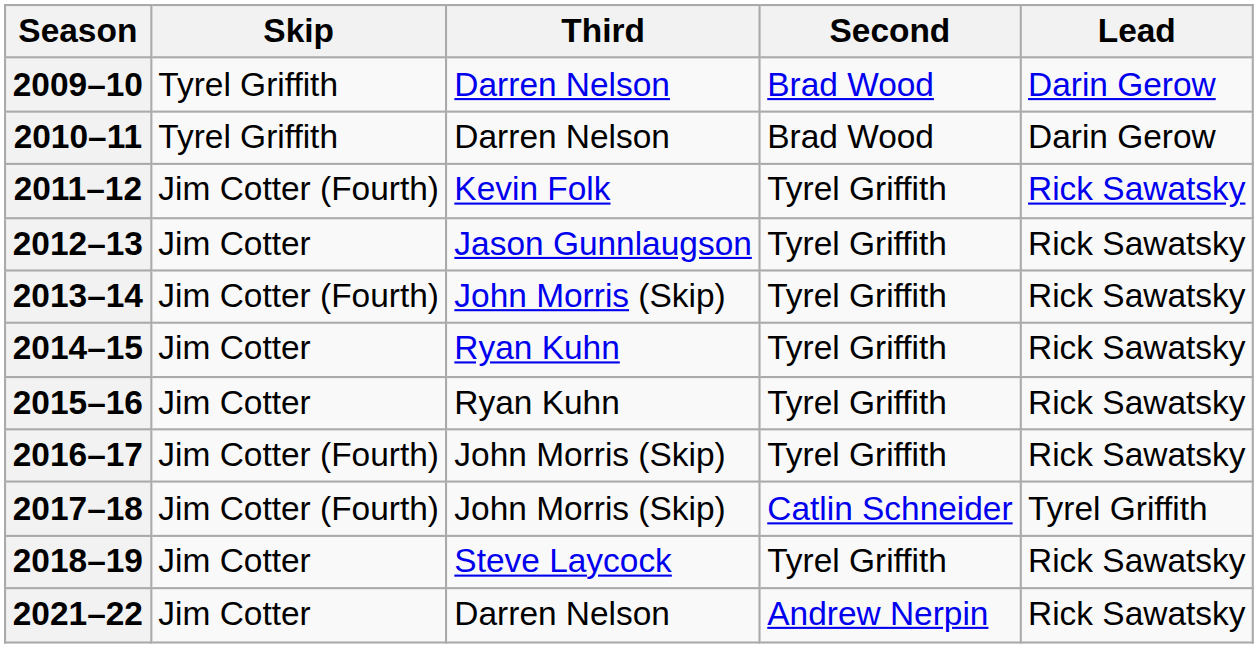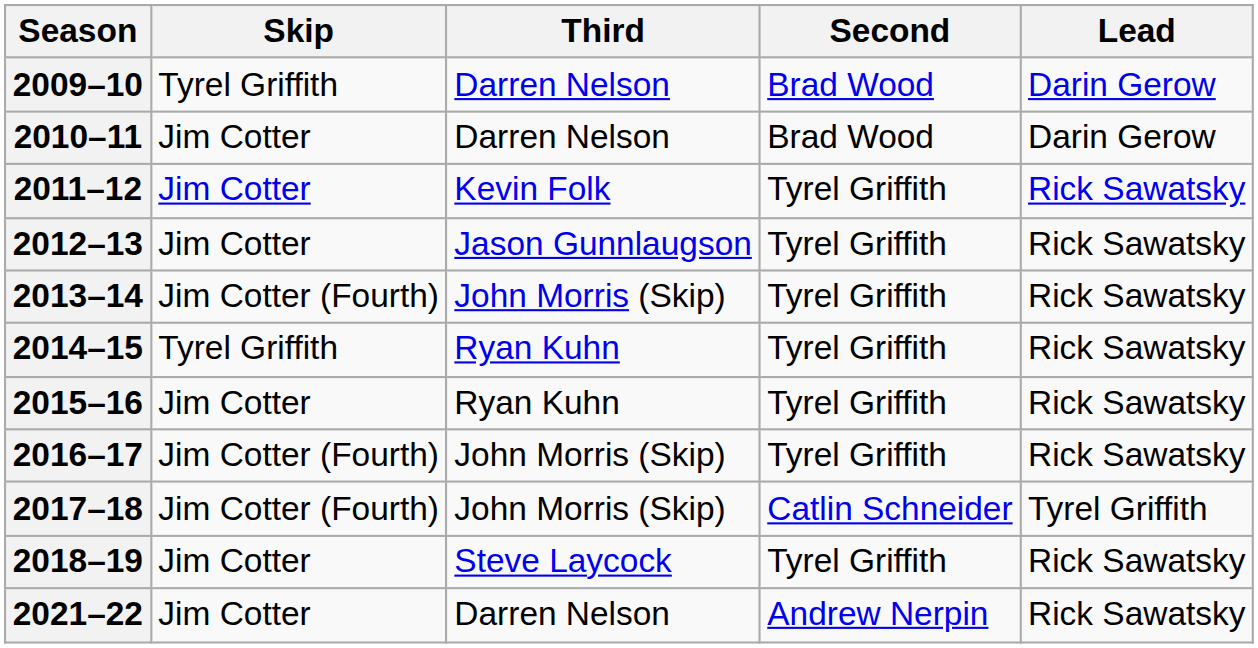(248, 137) Tyrel Griffith -> (235, 137) Jim Cotter
(299, 190) Jim Cotter (Fourth) -> (235, 190) Jim Cotter
(235, 349) Jim Cotter -> (248, 349) Tyrel Griffith
